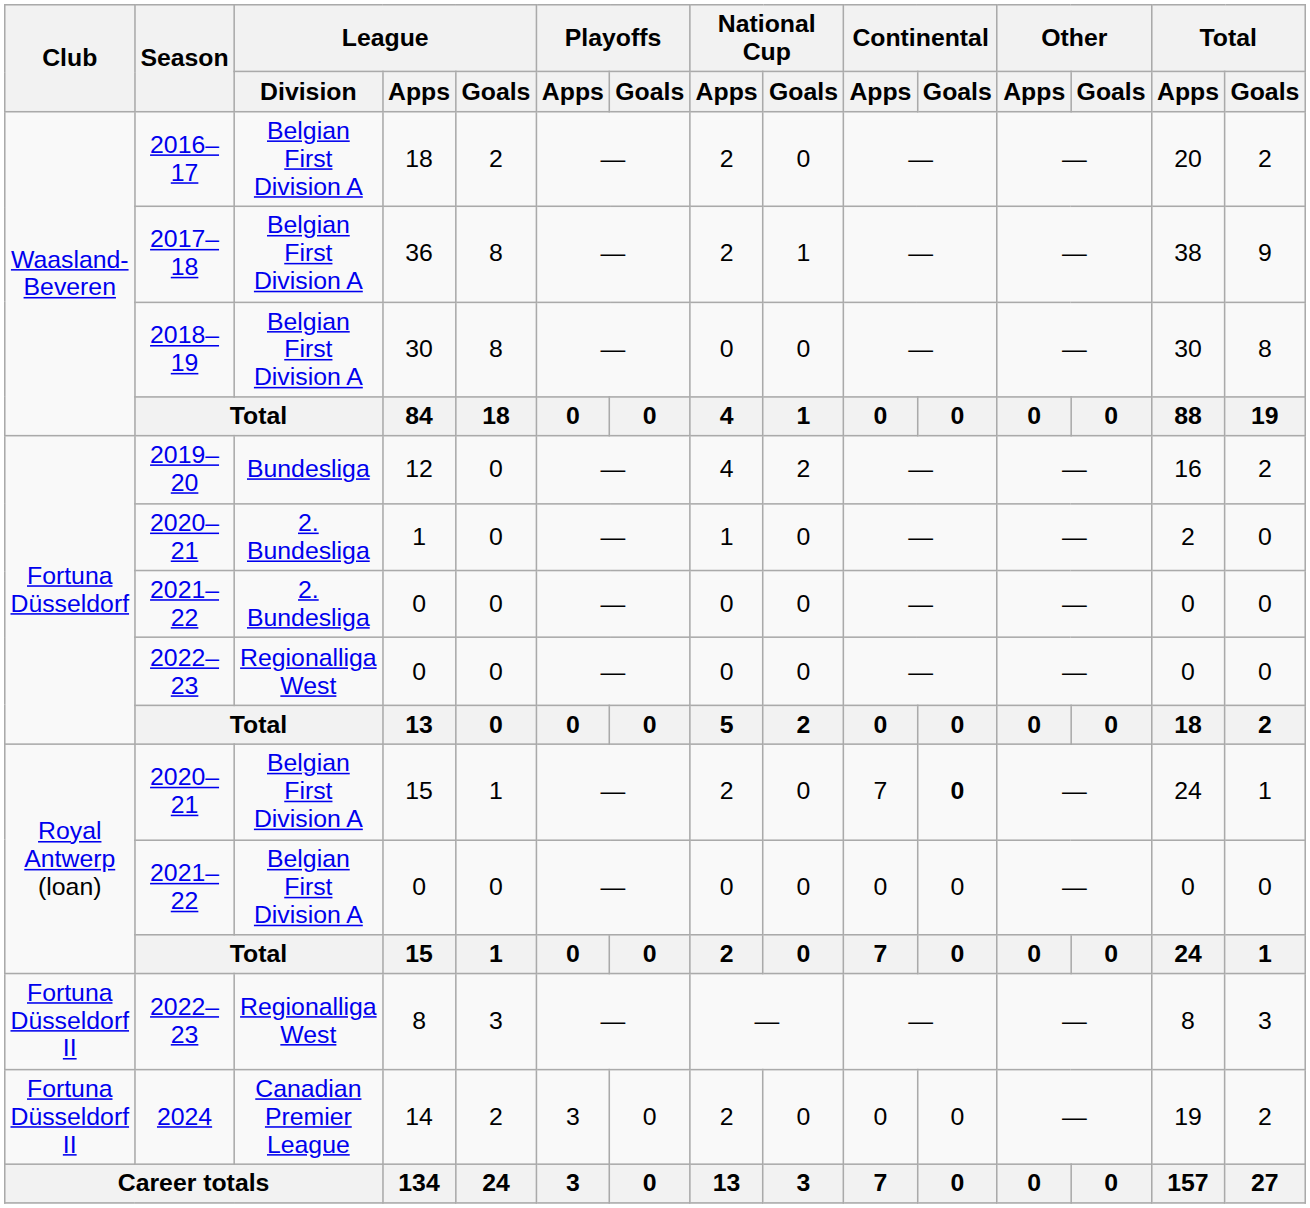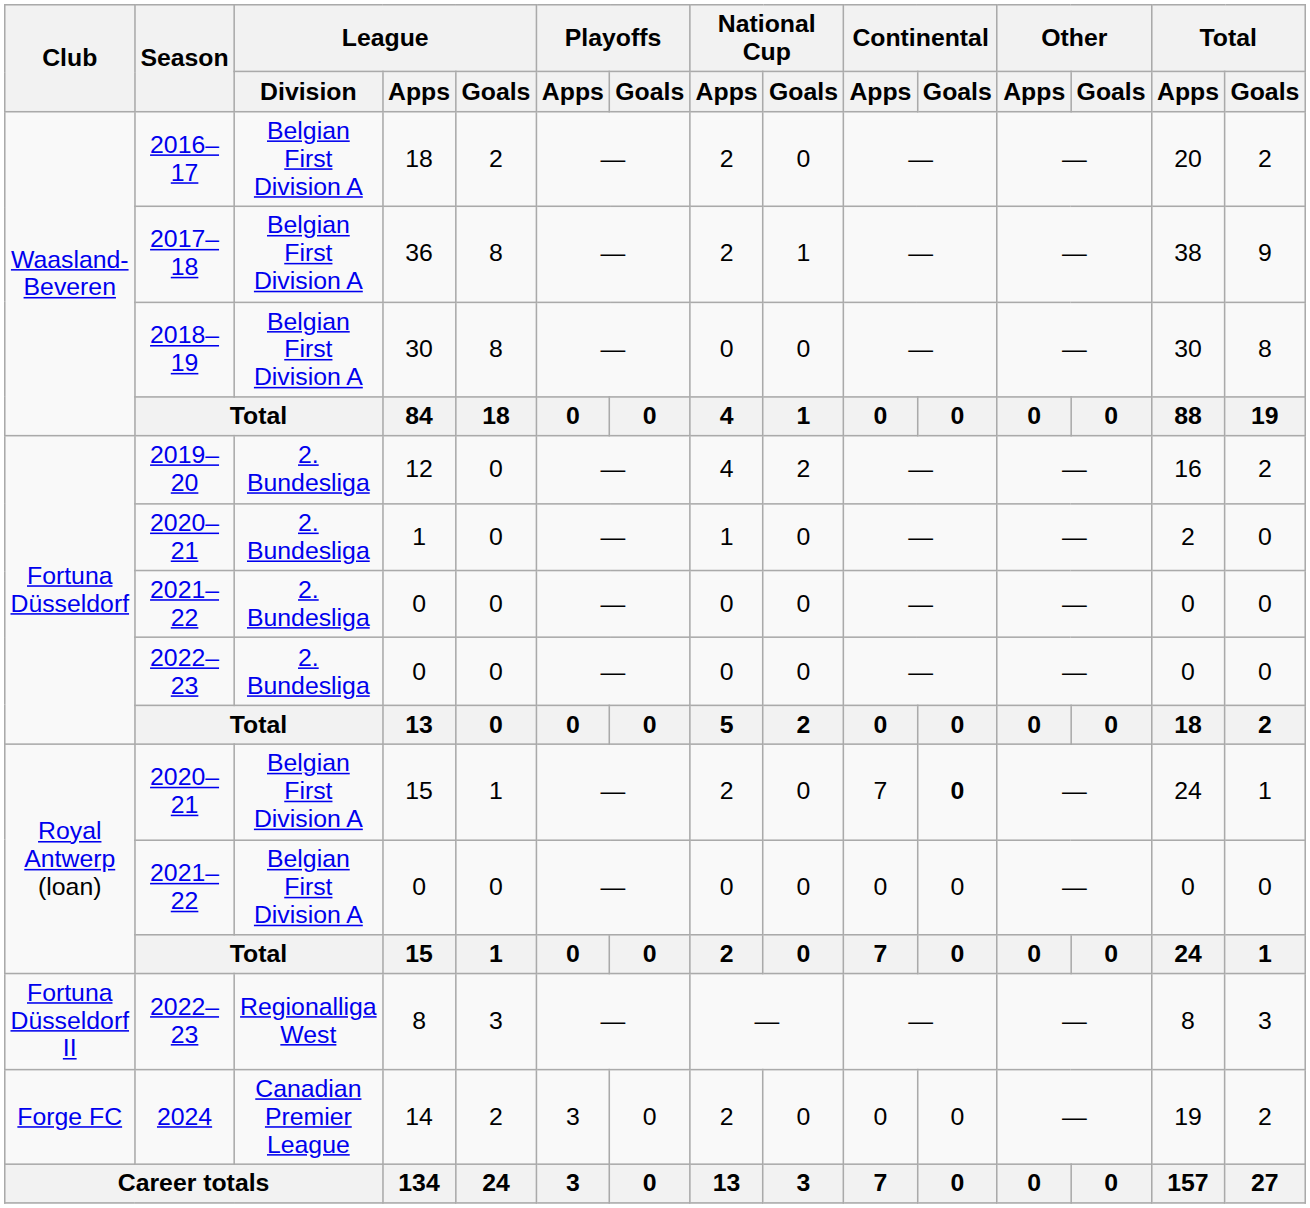(308, 469) Bundesliga -> (308, 469) 2. Bundesliga
(308, 671) Regionalliga West -> (308, 671) 2. Bundesliga
(70, 1116) Fortuna Düsseldorf II -> (70, 1116) Forge FC
